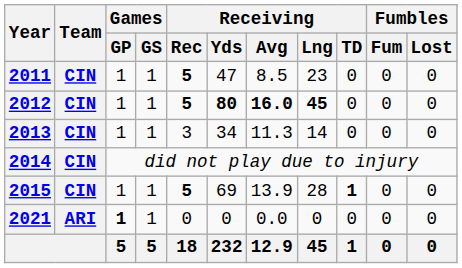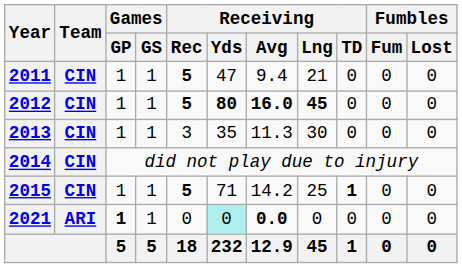(272, 76) 8.5 -> (272, 76) 9.4
(317, 76) 23 -> (317, 76) 21
(227, 133) 34 -> (227, 133) 35
(317, 133) 14 -> (317, 133) 30
(227, 191) 69 -> (227, 191) 71
(272, 191) 13.9 -> (272, 191) 14.2
(317, 191) 28 -> (317, 191) 25
(227, 219) no background -> (227, 219) paleturquoise background
(272, 219) normal -> (272, 219) bold
